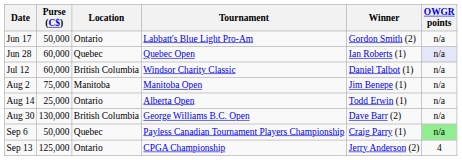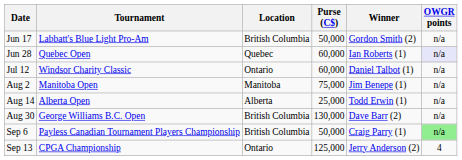columns swapped: (244, 18) <-> (54, 18)
(88, 39) Ontario -> (277, 39) British Columbia
(106, 70) British Columbia -> (259, 70) Ontario
(88, 101) Ontario -> (258, 101) Alberta
(88, 132) Quebec -> (277, 132) British Columbia
